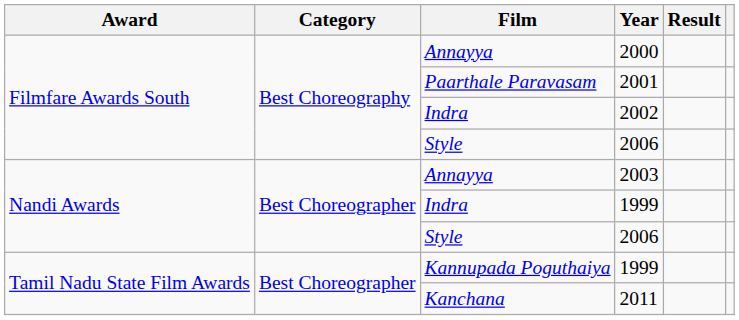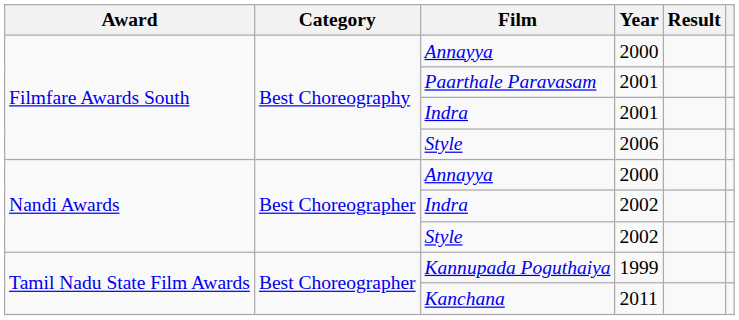(639, 112) 2002 -> (639, 112) 2001
(639, 174) 2003 -> (639, 174) 2000
(639, 205) 1999 -> (639, 205) 2002
(639, 236) 2006 -> (639, 236) 2002
